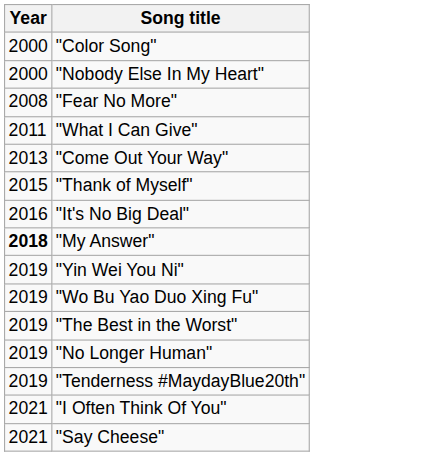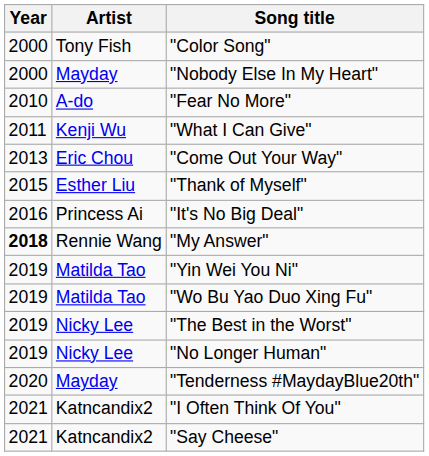+ column: (109, 18)
(28, 102) 2008 -> (28, 102) 2010
(28, 381) 2019 -> (28, 381) 2020
